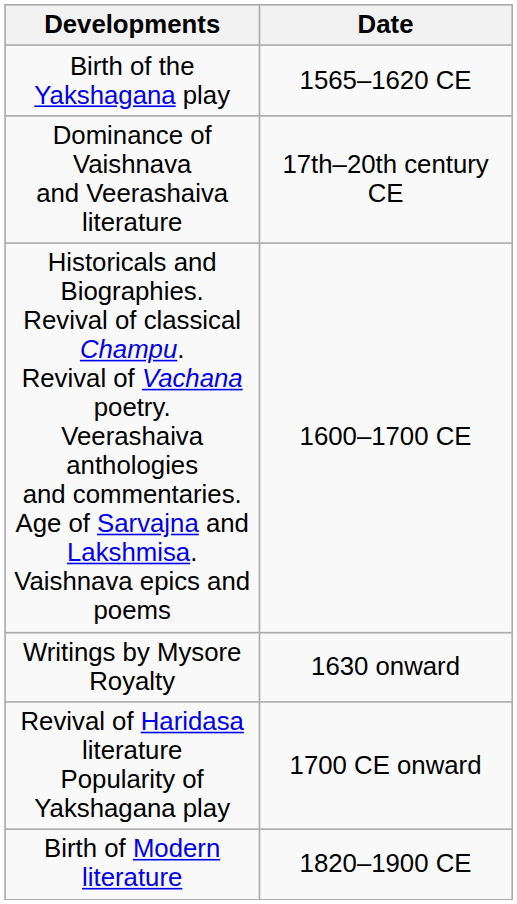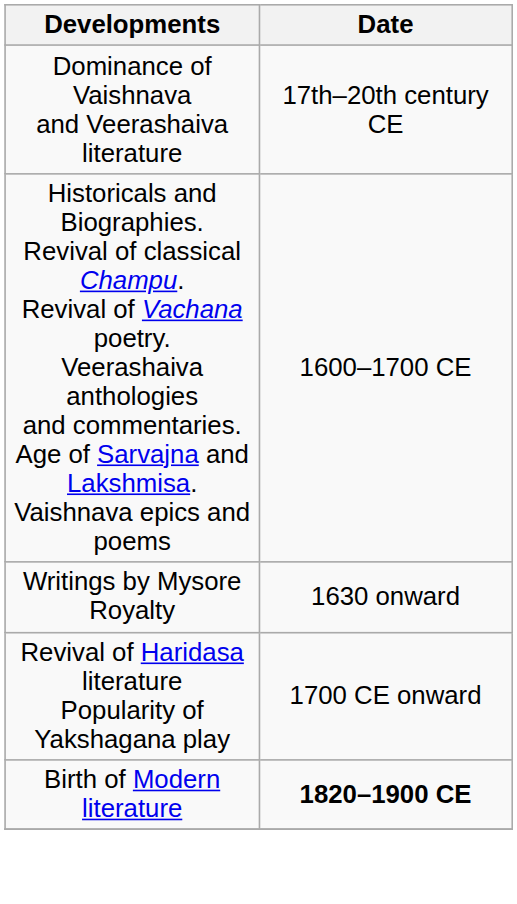- row: (132, 80)
(386, 864) normal -> (386, 794) bold
